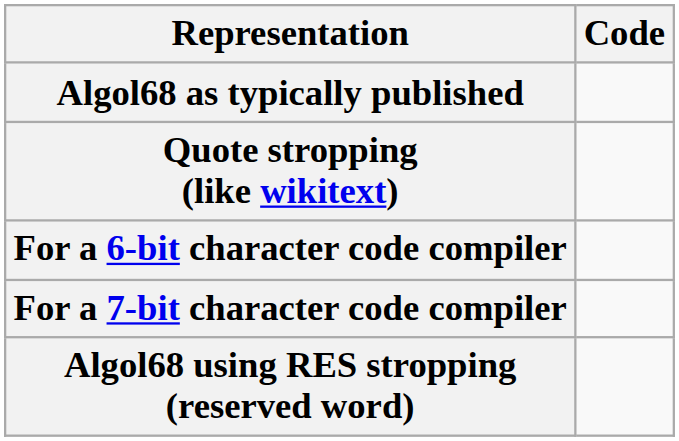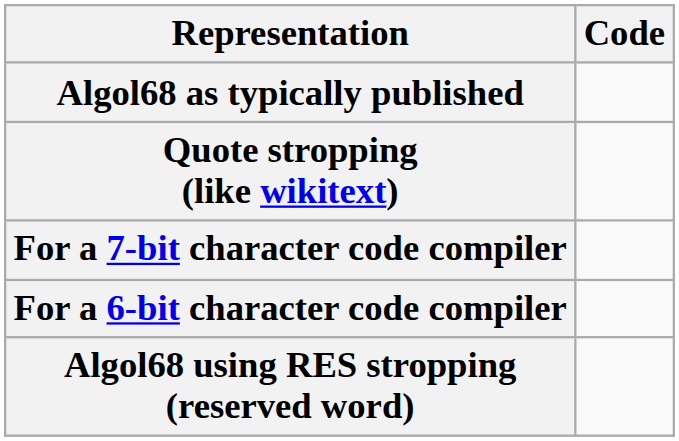rows swapped: (290, 307) <-> (290, 249)
